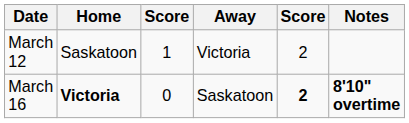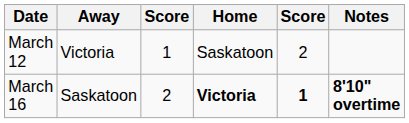columns swapped: (235, 17) <-> (99, 17)
(167, 95) 0 -> (167, 95) 2
(303, 95) 2 -> (303, 95) 1
